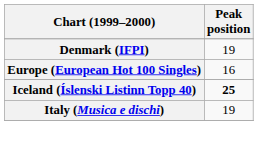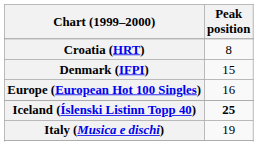+ row: (104, 49)
(229, 49) 19 -> (229, 69) 15
